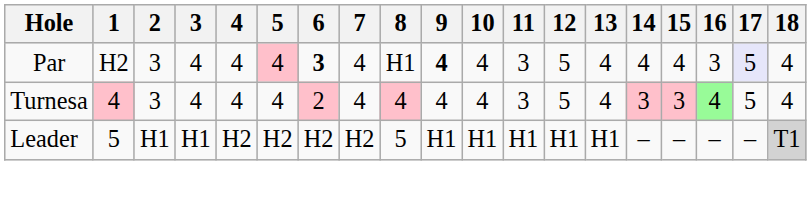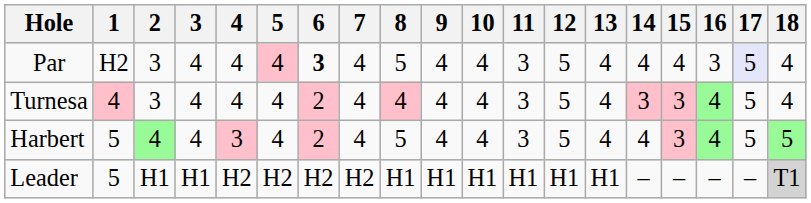(401, 62) H1 -> (401, 62) 5
(441, 62) bold -> (441, 62) normal
+ row: (47, 139)
(401, 139) 5 -> (401, 178) H1
